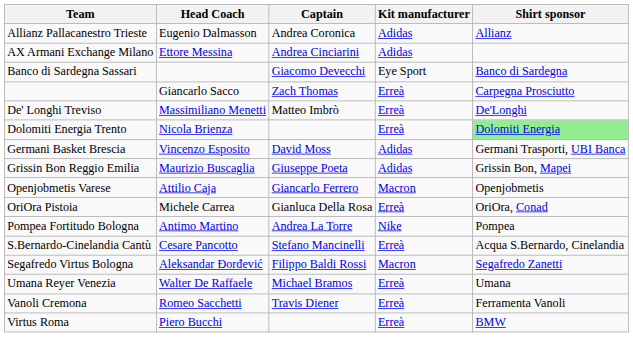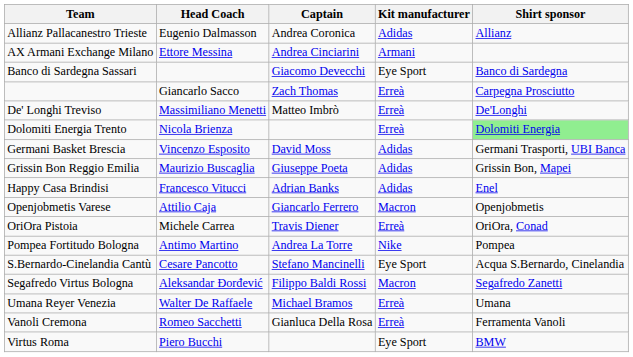(395, 52) Adidas -> (396, 52) Armani
+ row: (58, 187)
(322, 206) Gianluca Della Rosa -> (305, 226) Travis Diener
(391, 245) Erreà -> (402, 264) Eye Sport
(305, 303) Travis Diener -> (322, 322) Gianluca Della Rosa
(391, 322) Erreà -> (402, 341) Eye Sport
